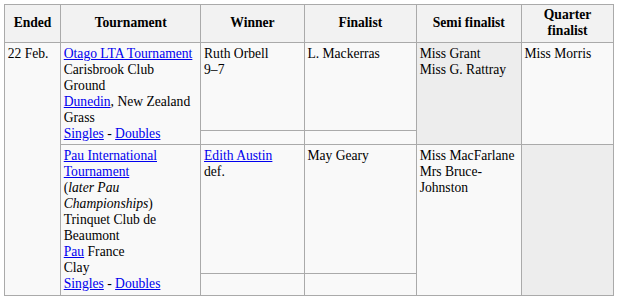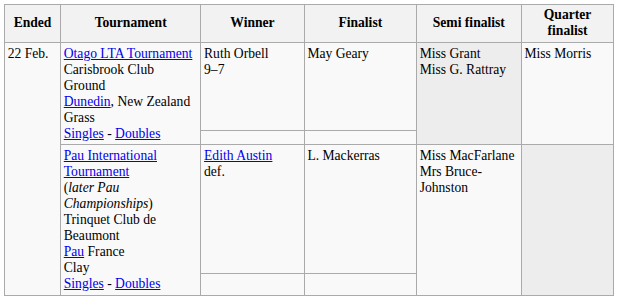(344, 53) L. Mackerras -> (338, 53) May Geary
(338, 156) May Geary -> (344, 156) L. Mackerras
